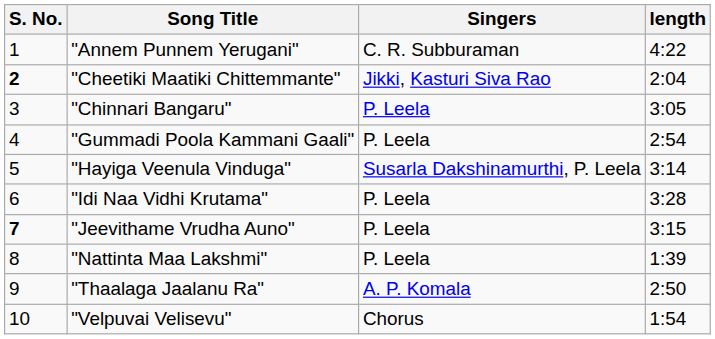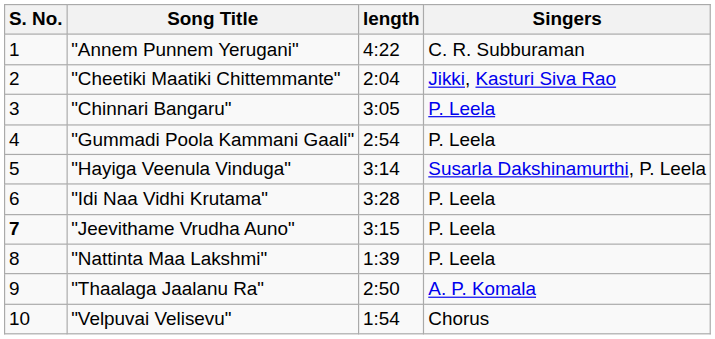columns swapped: (502, 19) <-> (678, 19)
(14, 79) bold -> (14, 79) normal
